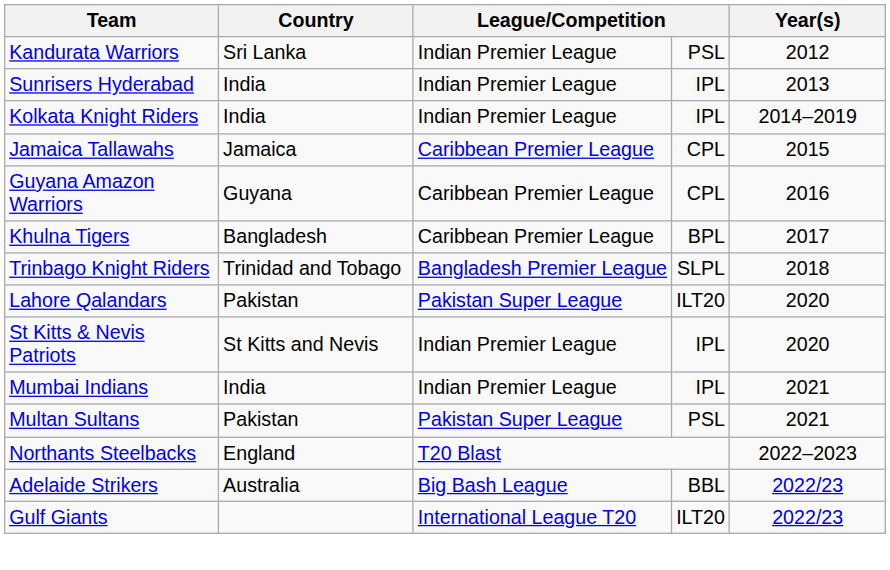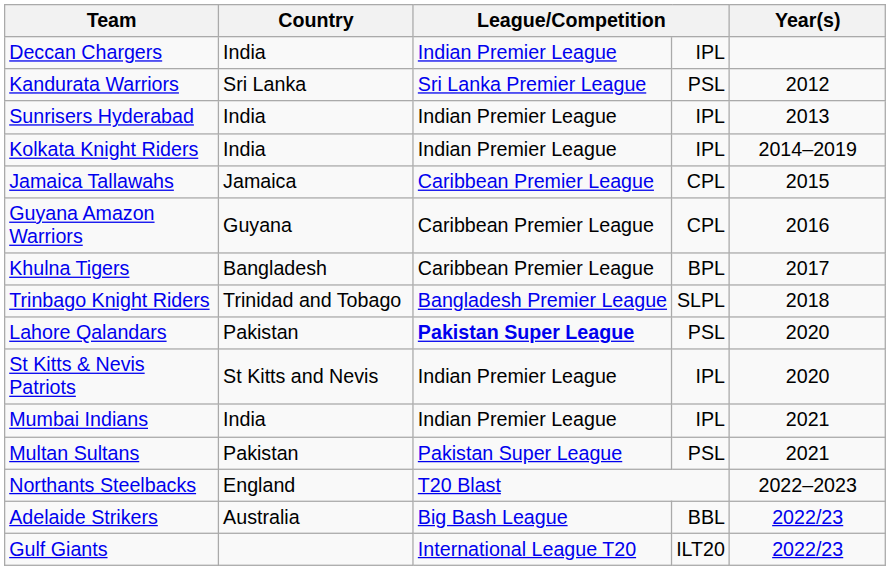+ row: (86, 53)
(517, 53) Indian Premier League -> (532, 85) Sri Lanka Premier League
(520, 301) normal -> (526, 333) bold
(701, 301) ILT20 -> (706, 333) PSL
